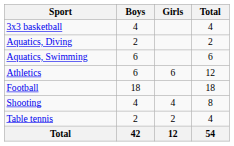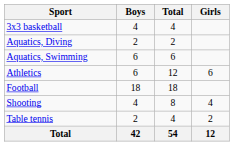columns swapped: (173, 12) <-> (210, 12)
